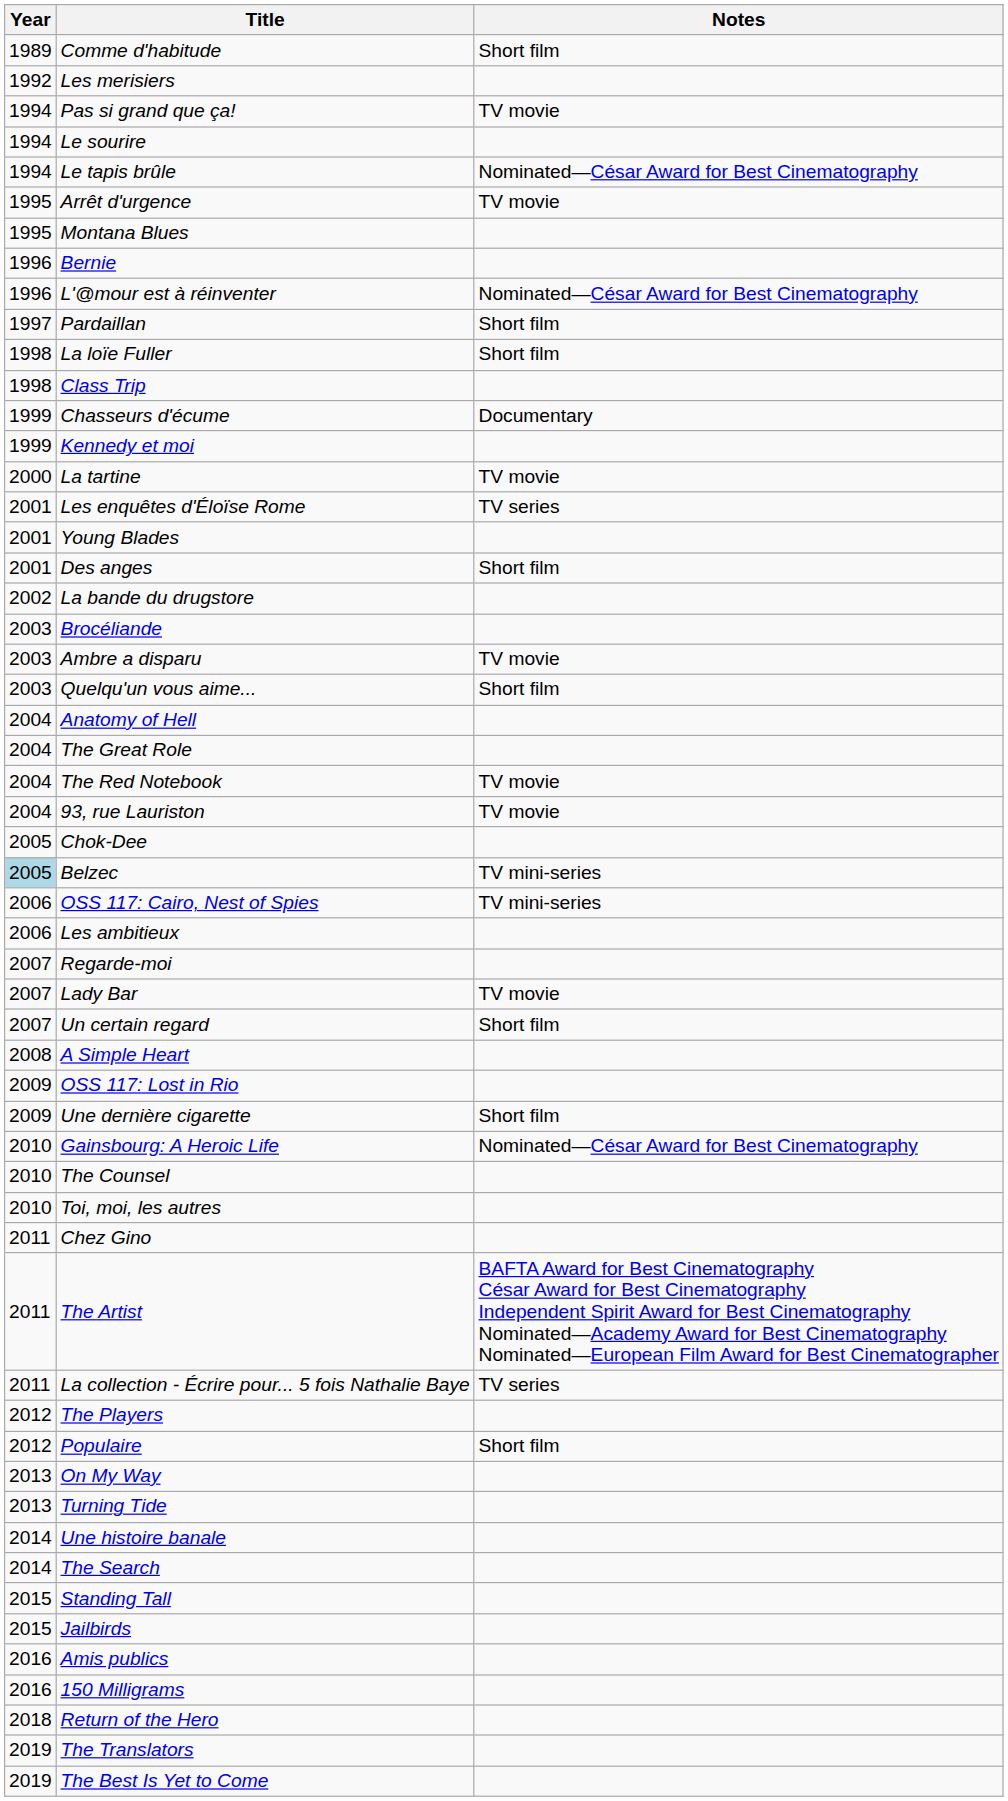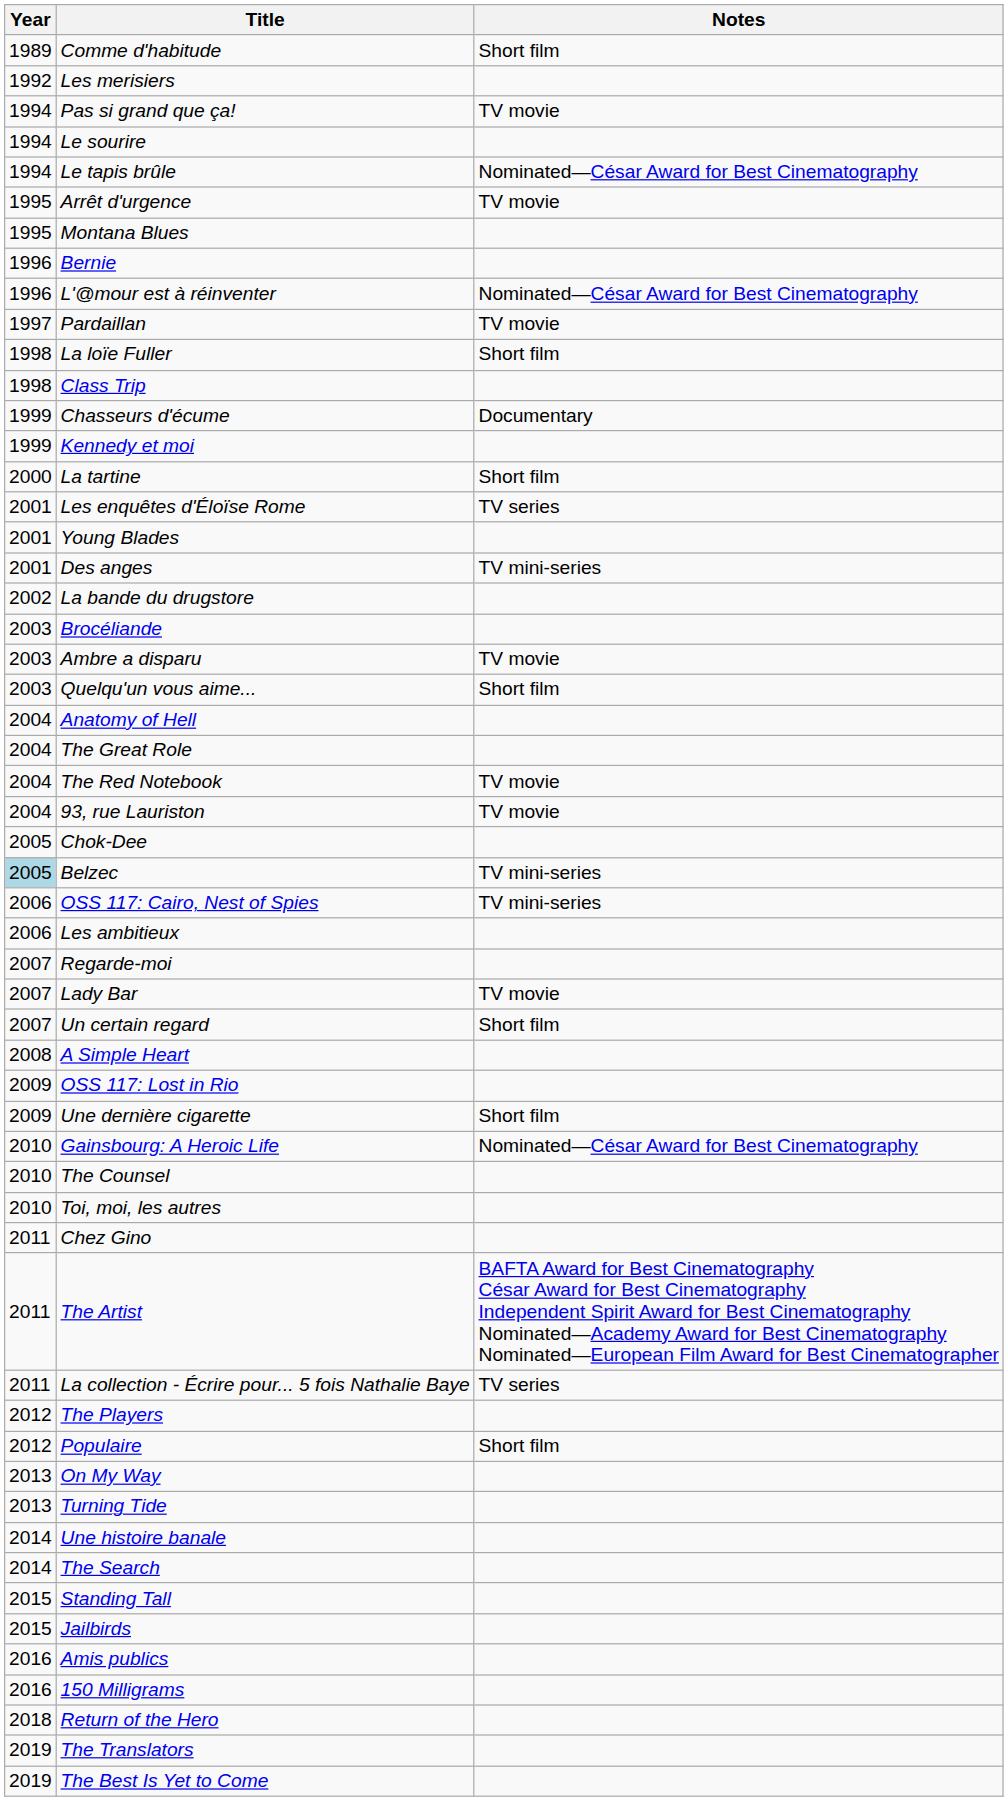(519, 324) Short film -> (519, 324) TV movie
(519, 476) TV movie -> (519, 476) Short film
(519, 567) Short film -> (540, 567) TV mini-series
